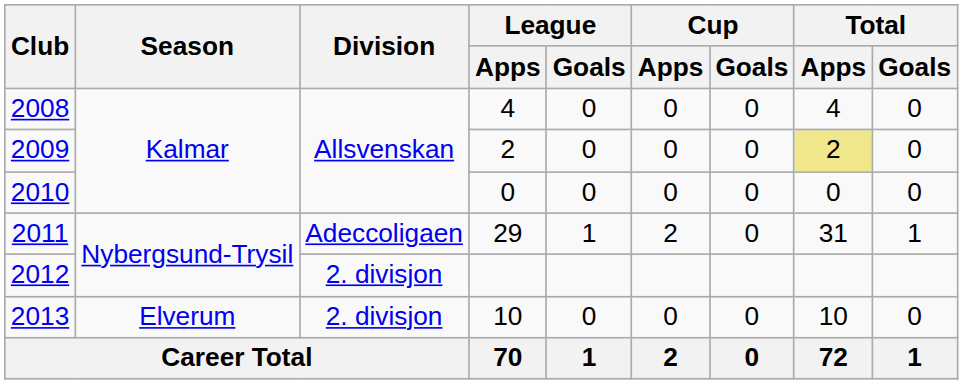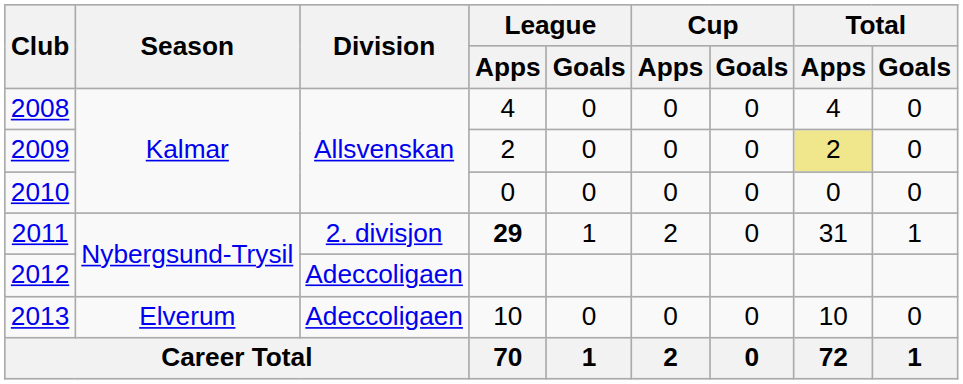(384, 233) Adeccoligaen -> (384, 233) 2. divisjon
(508, 233) normal -> (508, 233) bold
(384, 274) 2. divisjon -> (384, 274) Adeccoligaen
(384, 316) 2. divisjon -> (384, 316) Adeccoligaen
